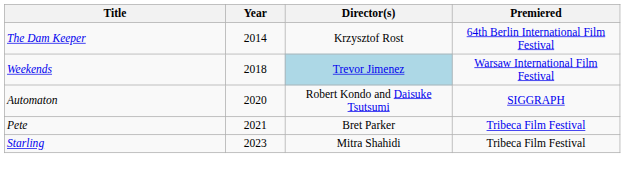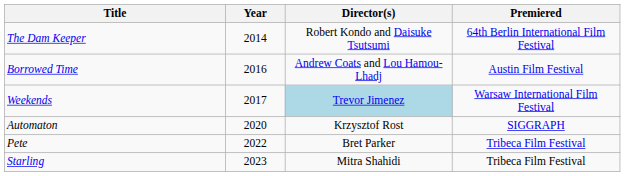(369, 38) Krzysztof Rost -> (369, 38) Robert Kondo and Daisuke Tsutsumi
+ row: (42, 69)
(255, 69) 2018 -> (255, 100) 2017
(369, 100) Robert Kondo and Daisuke Tsutsumi -> (369, 125) Krzysztof Rost
(255, 125) 2021 -> (255, 143) 2022
